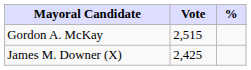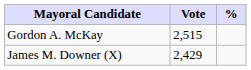(188, 55) 2,425 -> (188, 55) 2,429
